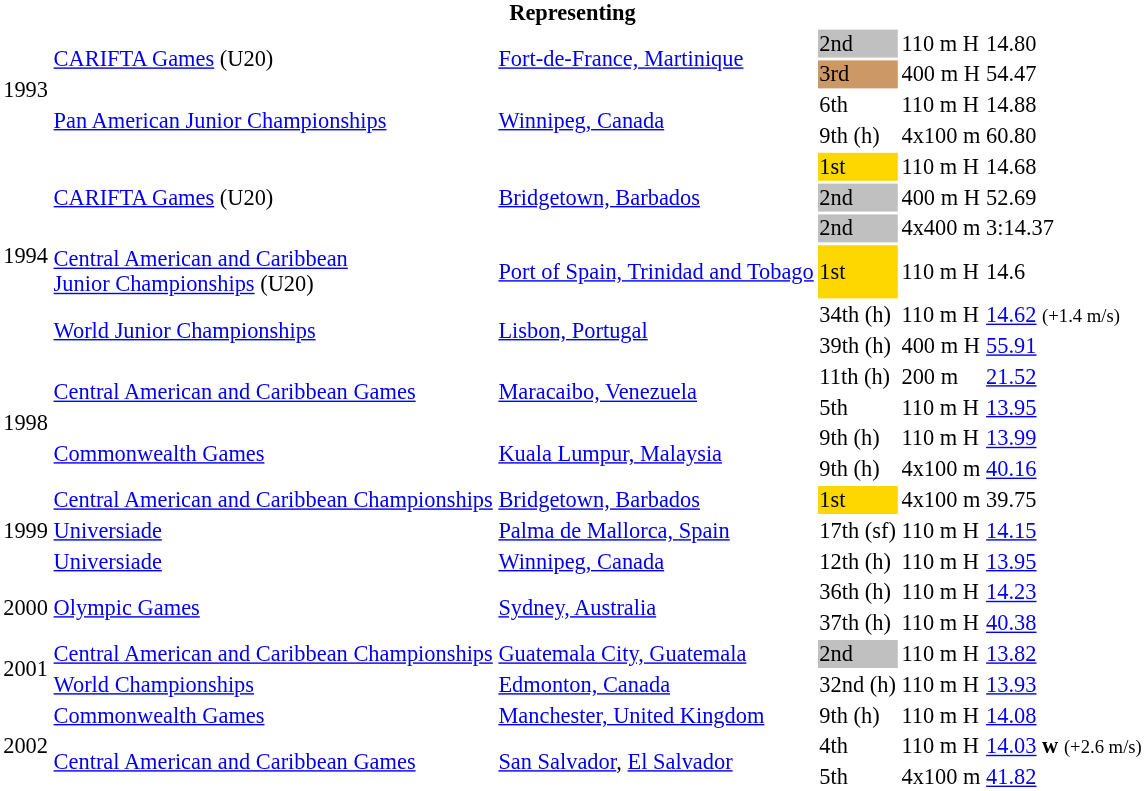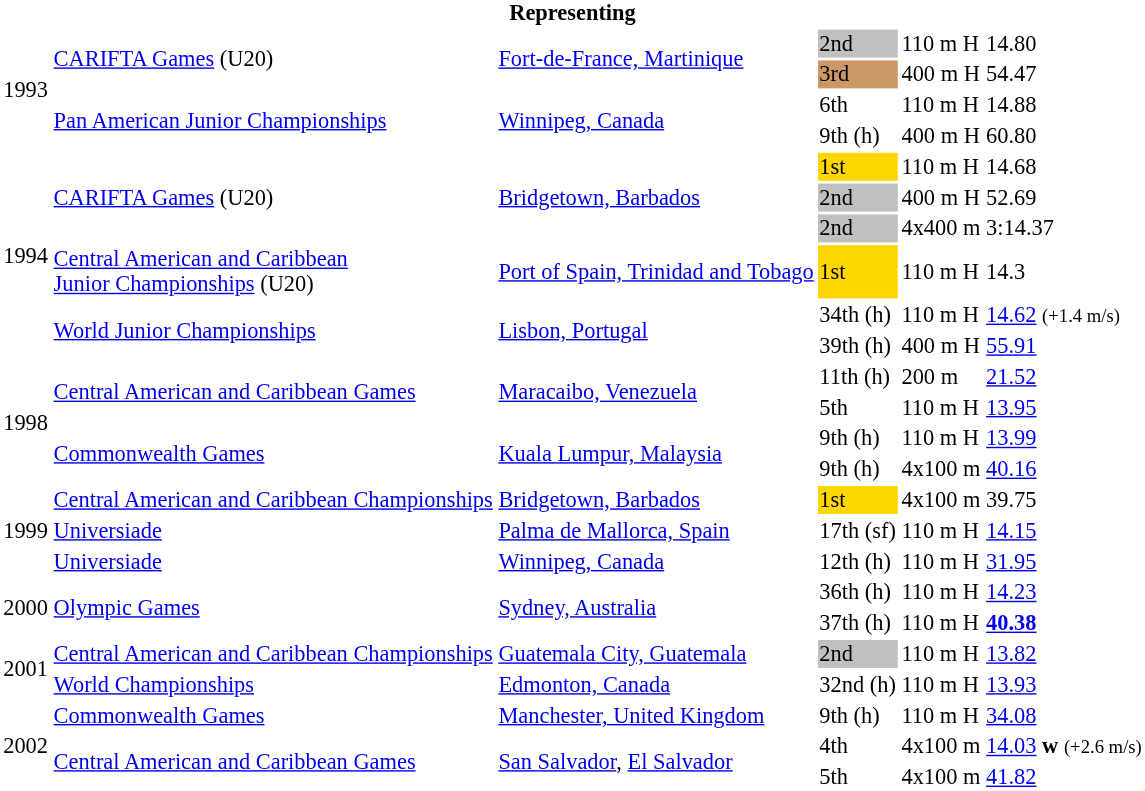(941, 135) 4x100 m -> (941, 135) 400 m H
(1006, 271) 14.6 -> (1006, 271) 14.3
(1011, 561) 13.95 -> (1011, 561) 31.95
(1011, 622) normal -> (1011, 622) bold
(1011, 715) 14.08 -> (1011, 715) 34.08
(940, 746) 110 m H -> (941, 746) 4x100 m
